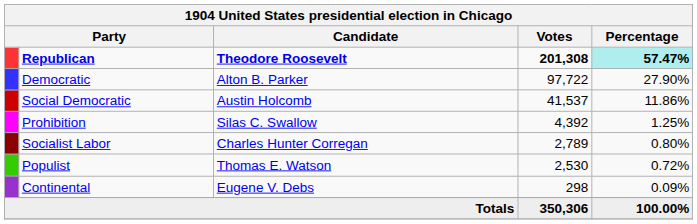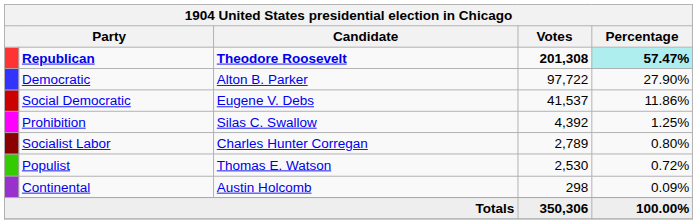(264, 101) Austin Holcomb -> (265, 101) Eugene V. Debs
(265, 187) Eugene V. Debs -> (264, 187) Austin Holcomb
